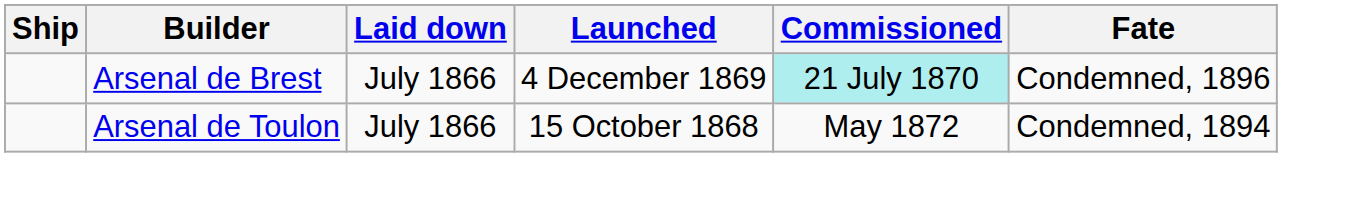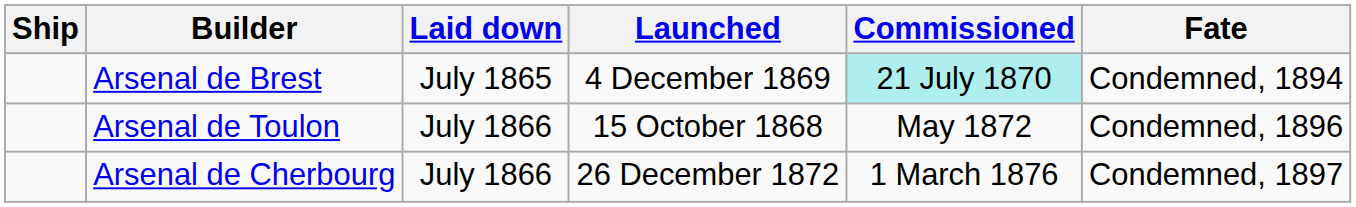(430, 77) July 1866 -> (486, 77) July 1865
(1143, 77) Condemned, 1896 -> (1216, 77) Condemned, 1894
(1143, 126) Condemned, 1894 -> (1216, 126) Condemned, 1896
+ row: (244, 175)
